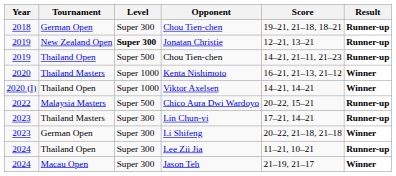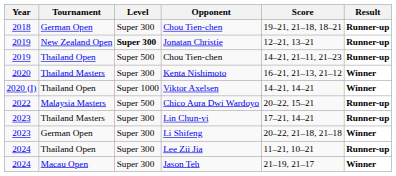(138, 73) Super 1000 -> (135, 73) Super 300
